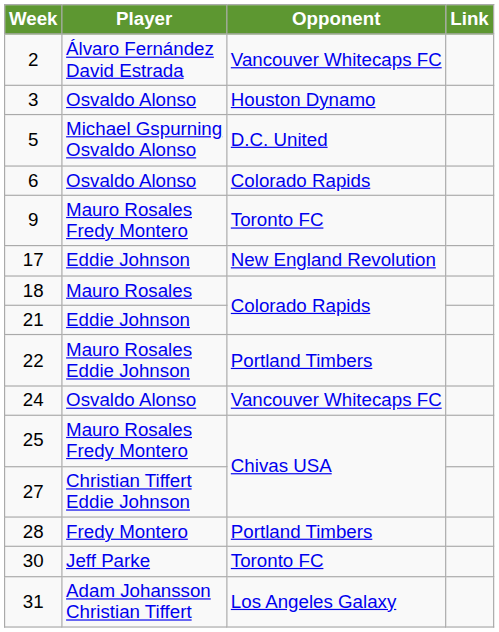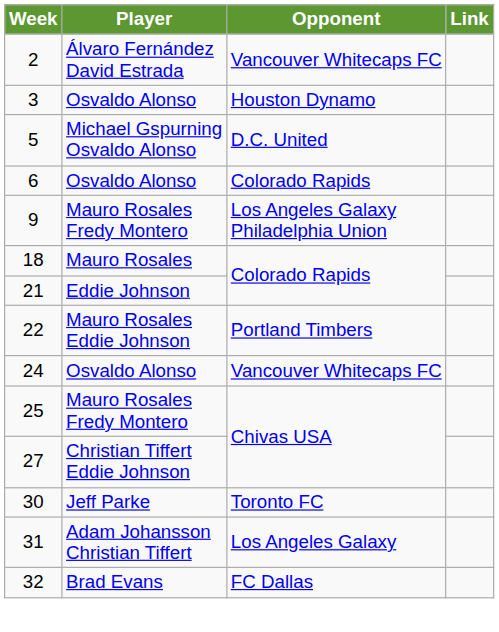(277, 220) Toronto FC -> (314, 220) Los Angeles Galaxy Philadelphia Union
- row: (33, 260)
- row: (33, 531)
+ row: (33, 582)
